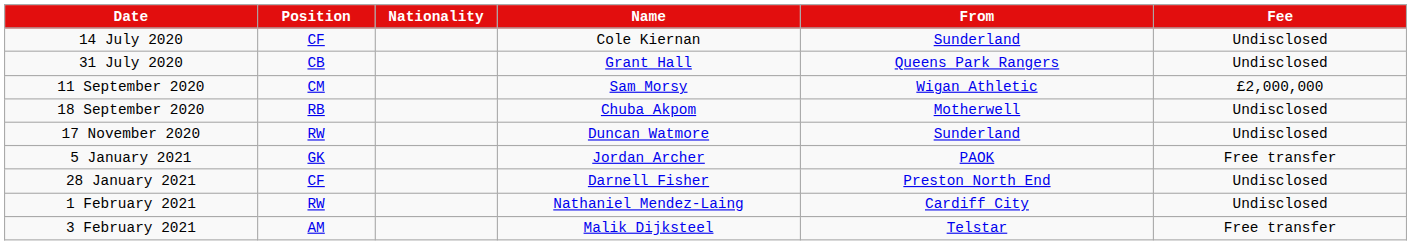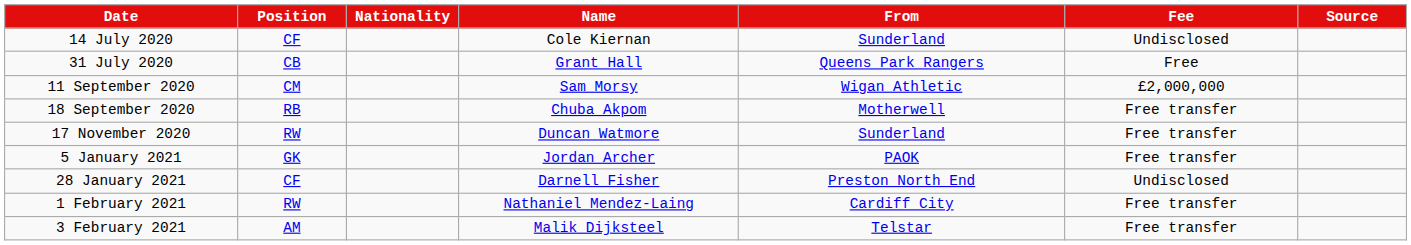+ column: (1352, 16)
(1280, 63) Undisclosed -> (1181, 63) Free
(1280, 110) Undisclosed -> (1181, 110) Free transfer
(1280, 134) Undisclosed -> (1181, 134) Free transfer
(1280, 204) Undisclosed -> (1181, 204) Free transfer
